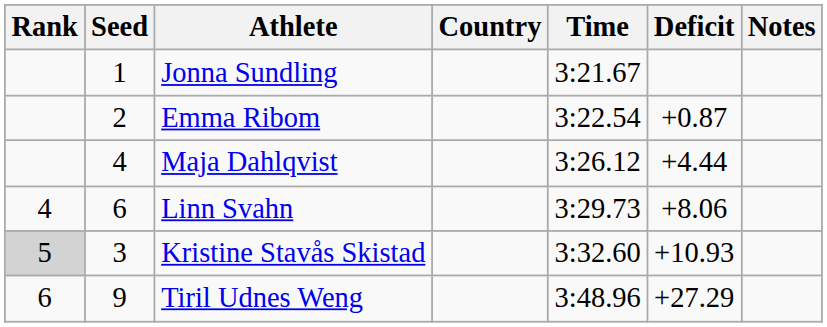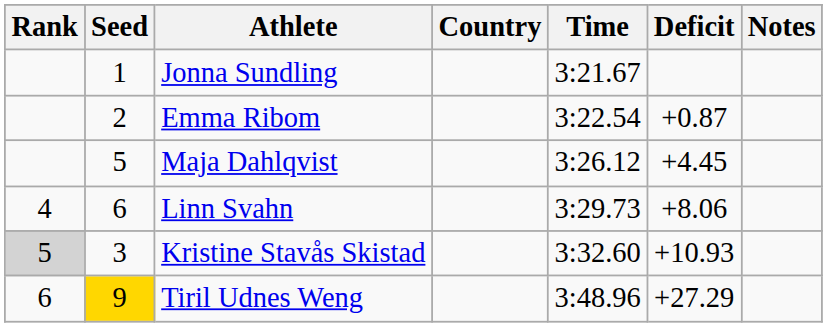(120, 162) 4 -> (120, 162) 5
(694, 162) +4.44 -> (694, 162) +4.45
(120, 298) no background -> (120, 298) gold background
